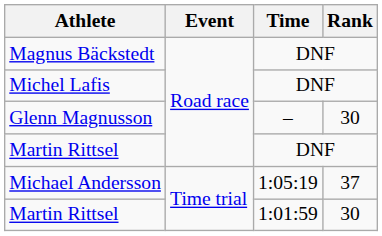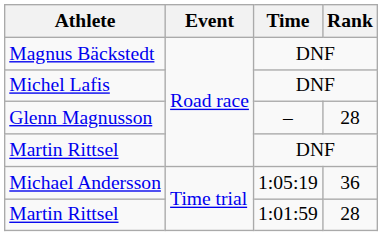(350, 117) 30 -> (350, 117) 28
(350, 182) 37 -> (350, 182) 36
(350, 214) 30 -> (350, 214) 28
